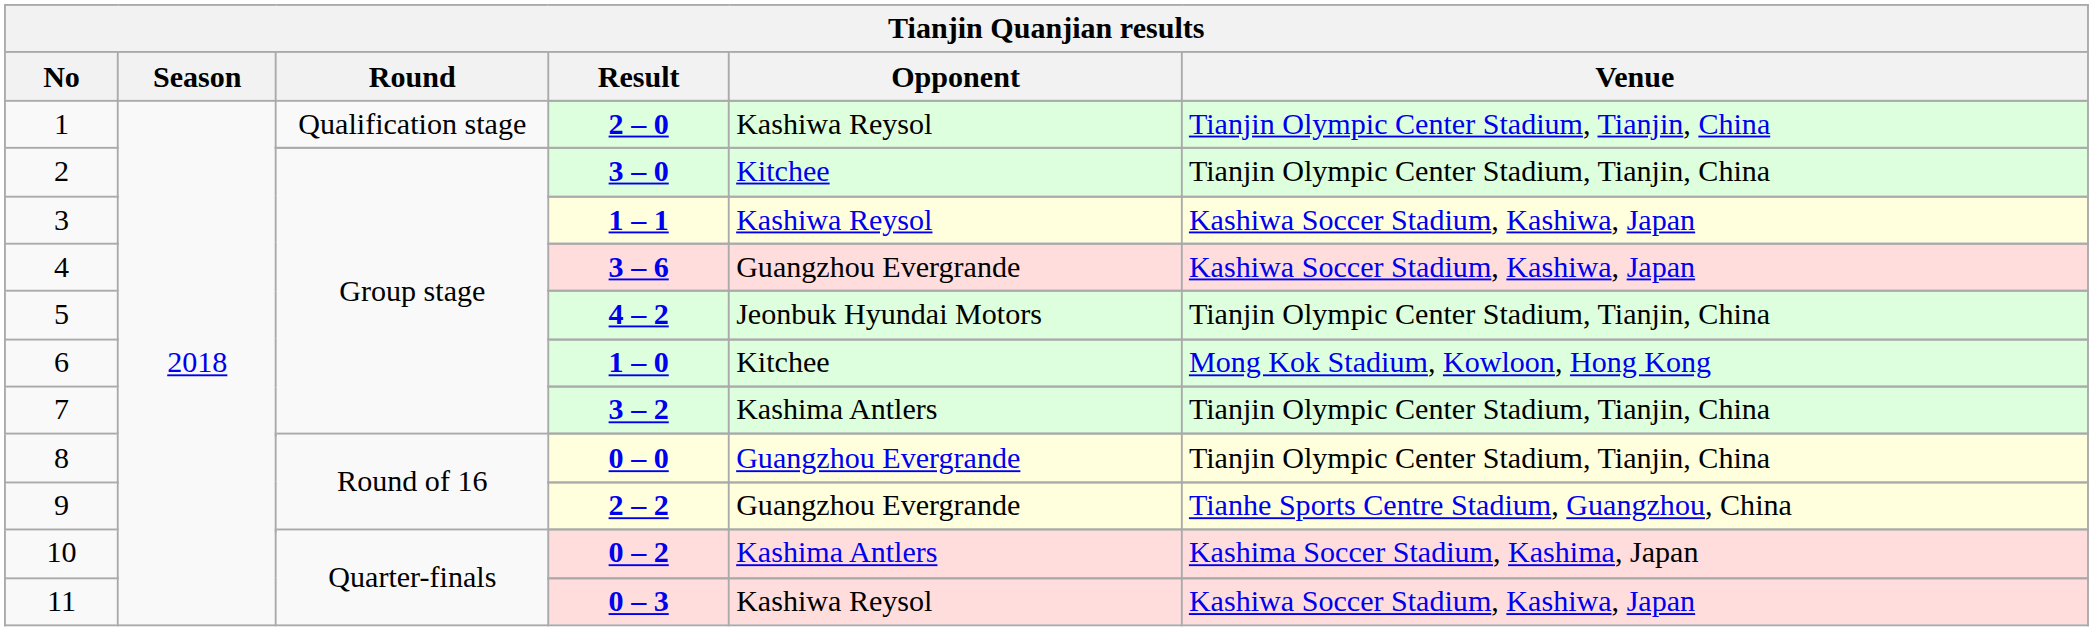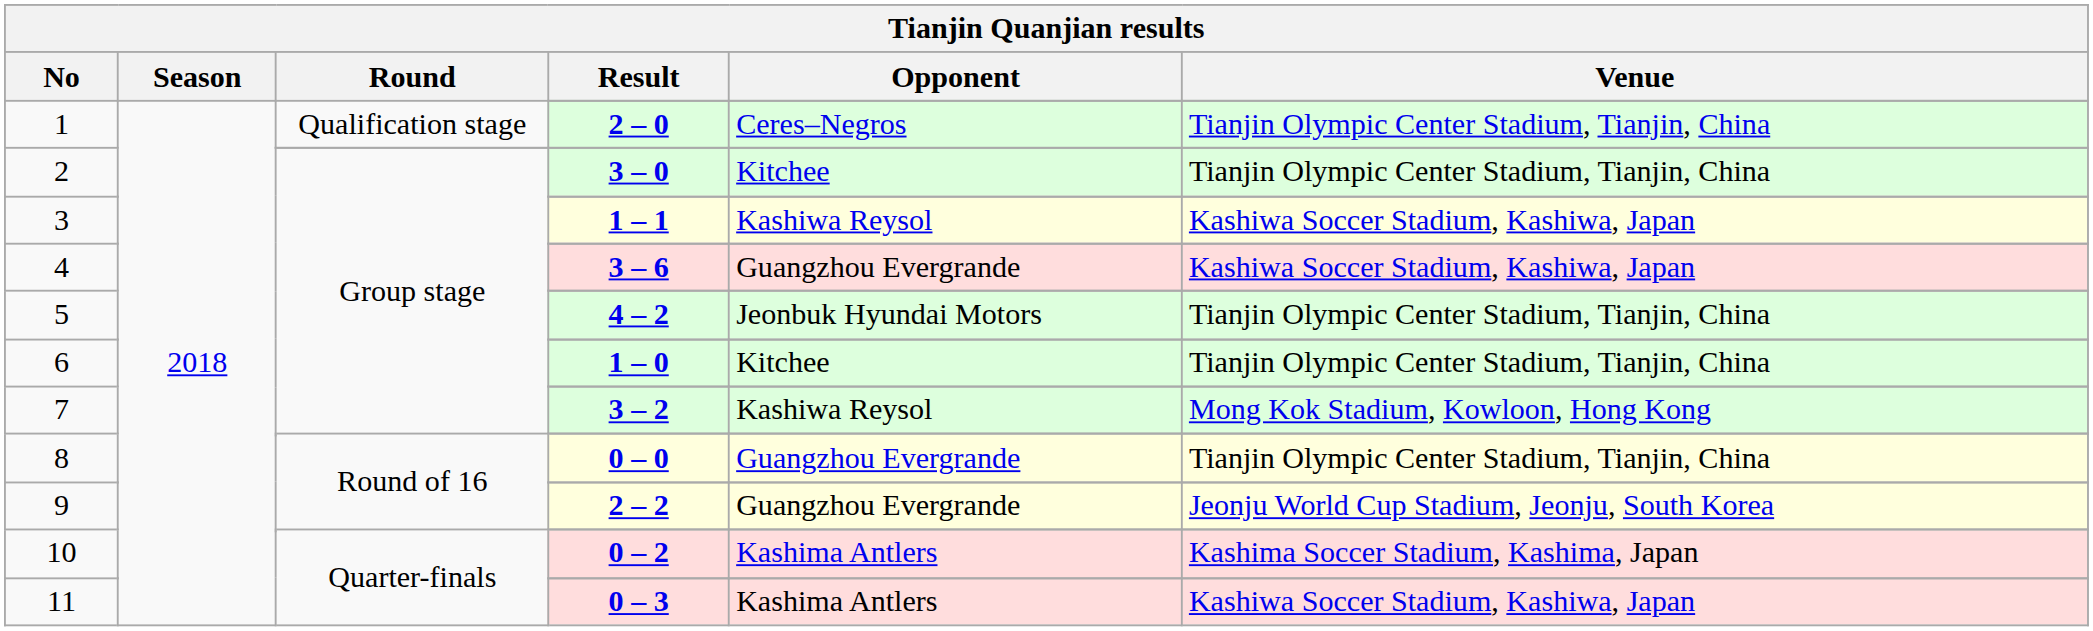(834, 123) Kashiwa Reysol -> (821, 123) Ceres–Negros
(1450, 362) Mong Kok Stadium, Kowloon, Hong Kong -> (1480, 362) Tianjin Olympic Center Stadium, Tianjin, China
(837, 409) Kashima Antlers -> (834, 409) Kashiwa Reysol
(1480, 409) Tianjin Olympic Center Stadium, Tianjin, China -> (1450, 409) Mong Kok Stadium, Kowloon, Hong Kong
(1490, 505) Tianhe Sports Centre Stadium, Guangzhou, China -> (1482, 505) Jeonju World Cup Stadium, Jeonju, South Korea
(834, 600) Kashiwa Reysol -> (837, 600) Kashima Antlers
